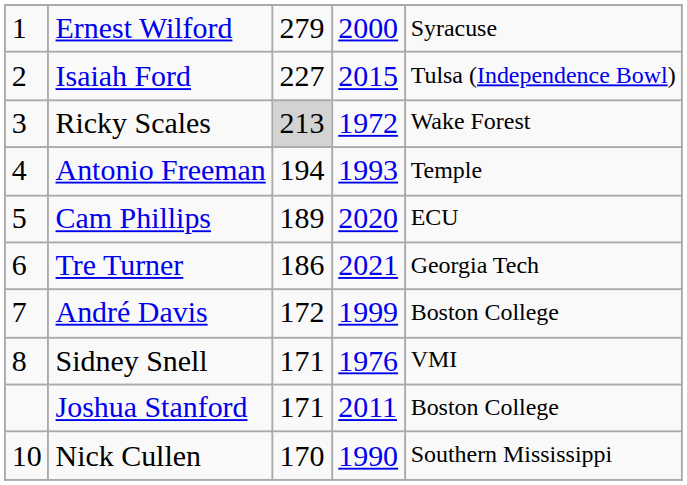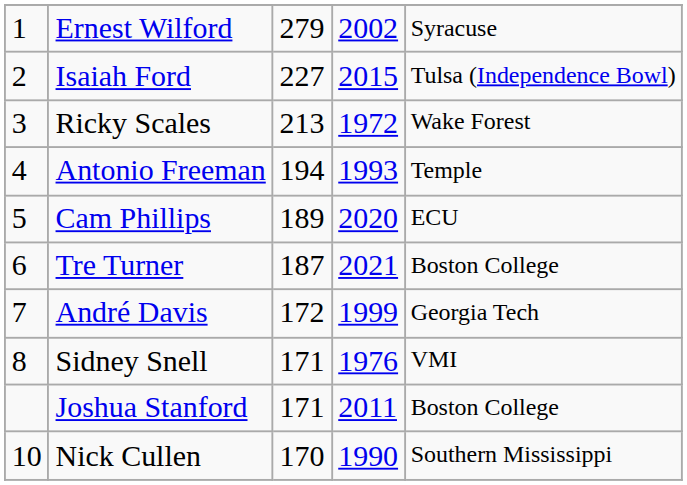(368, 28) 2000 -> (368, 28) 2002
(302, 123) lightgrey background -> (302, 123) no background
(302, 265) 186 -> (302, 265) 187
(475, 265) Georgia Tech -> (485, 265) Boston College
(485, 312) Boston College -> (475, 312) Georgia Tech
